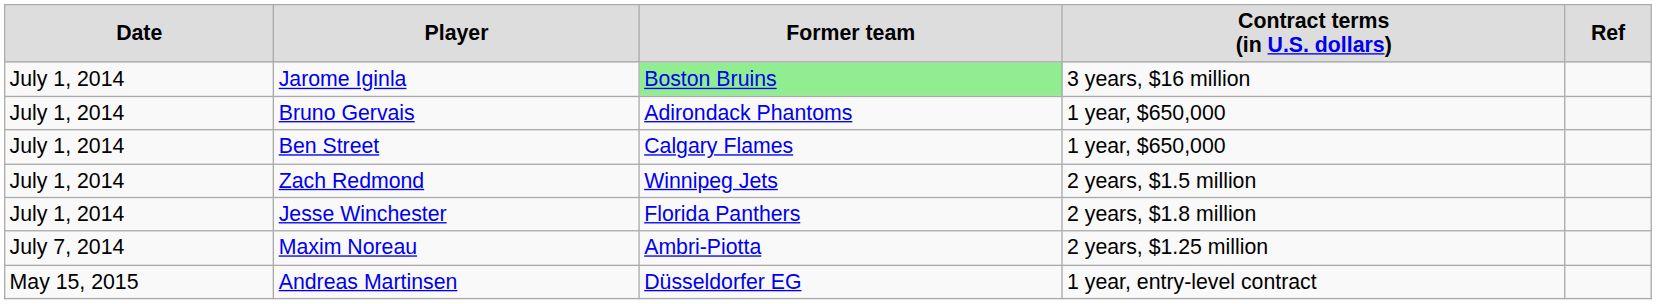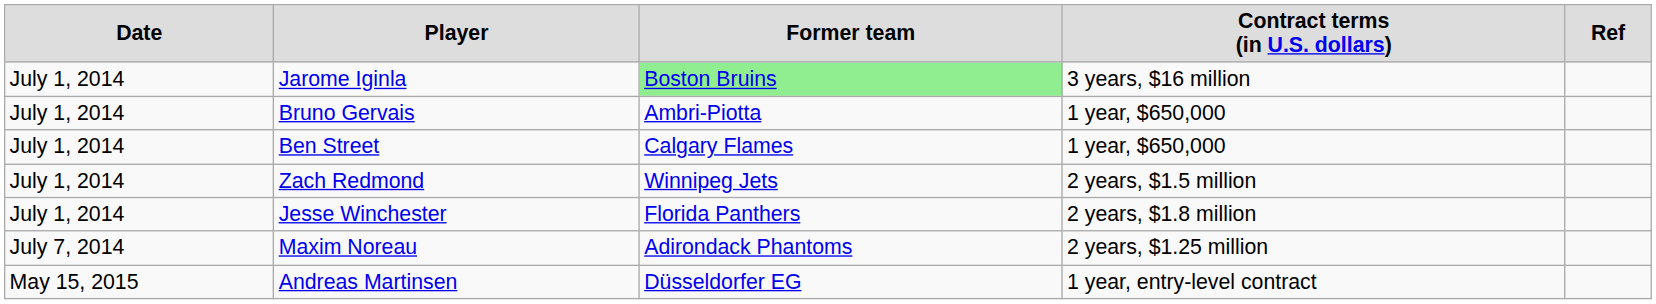(748, 112) Adirondack Phantoms -> (703, 112) Ambri-Piotta
(703, 247) Ambri-Piotta -> (748, 247) Adirondack Phantoms
